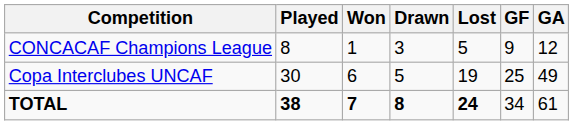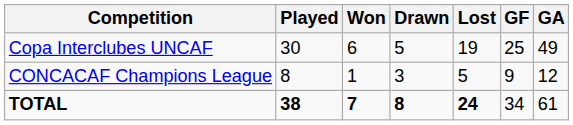rows swapped: (111, 76) <-> (140, 47)
